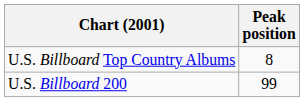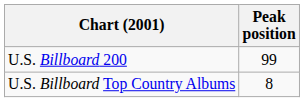rows swapped: (67, 84) <-> (122, 59)
